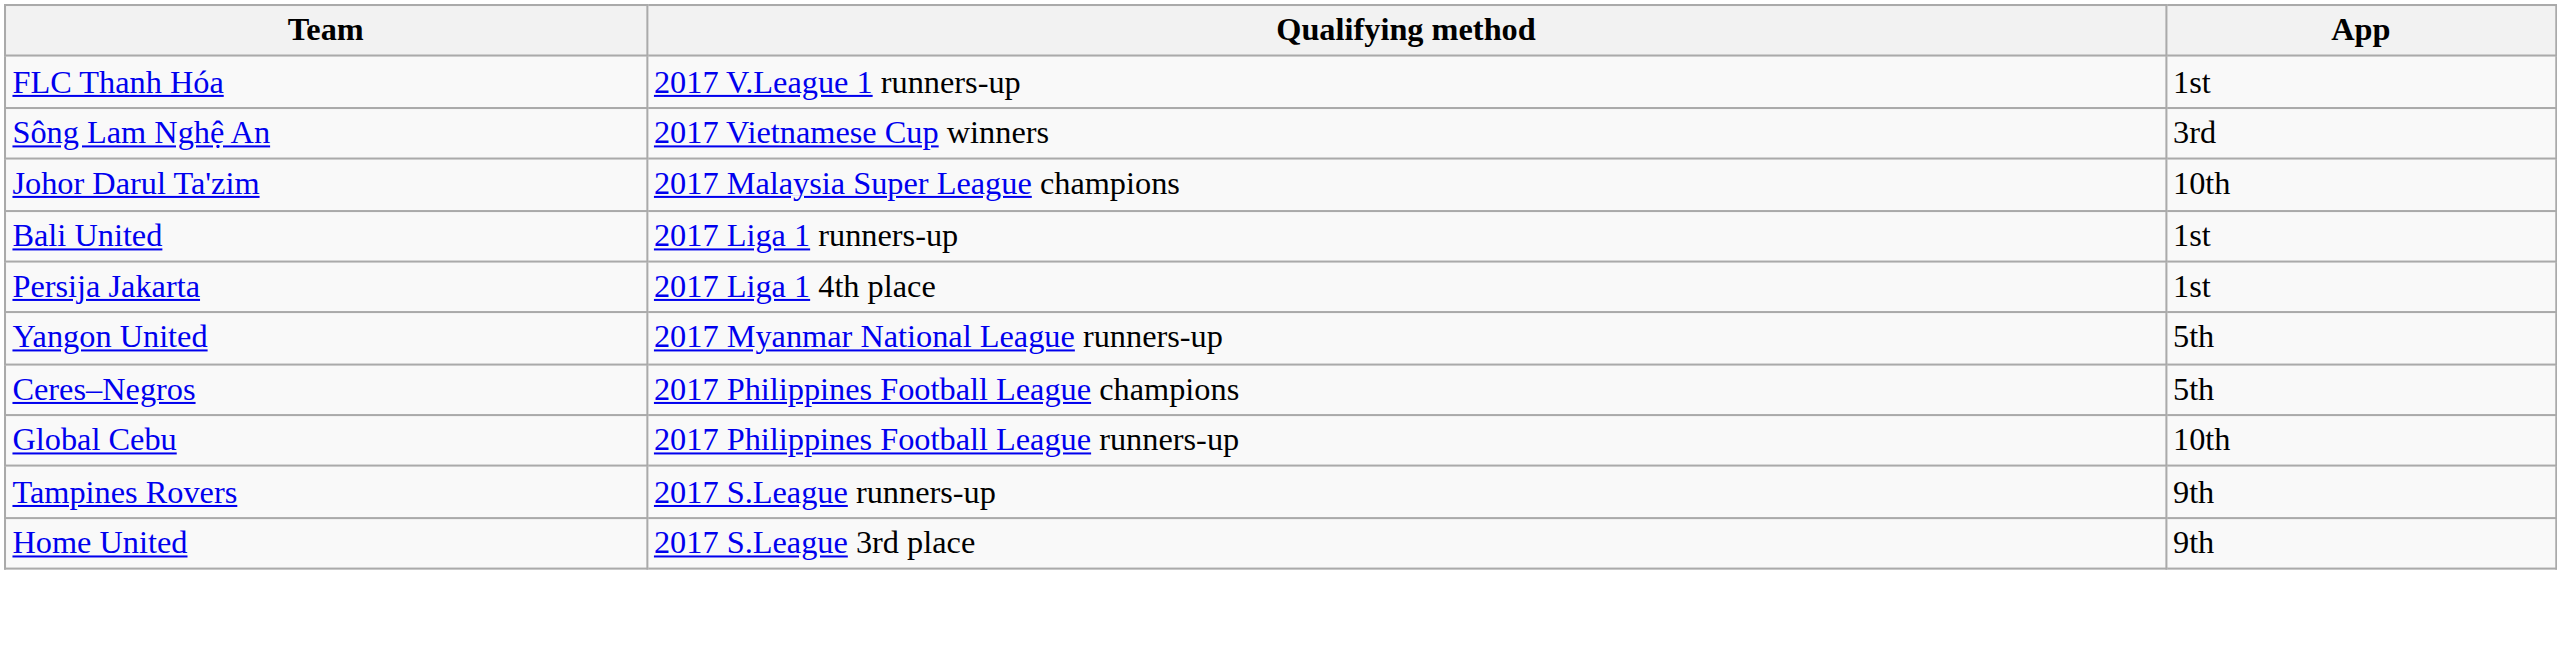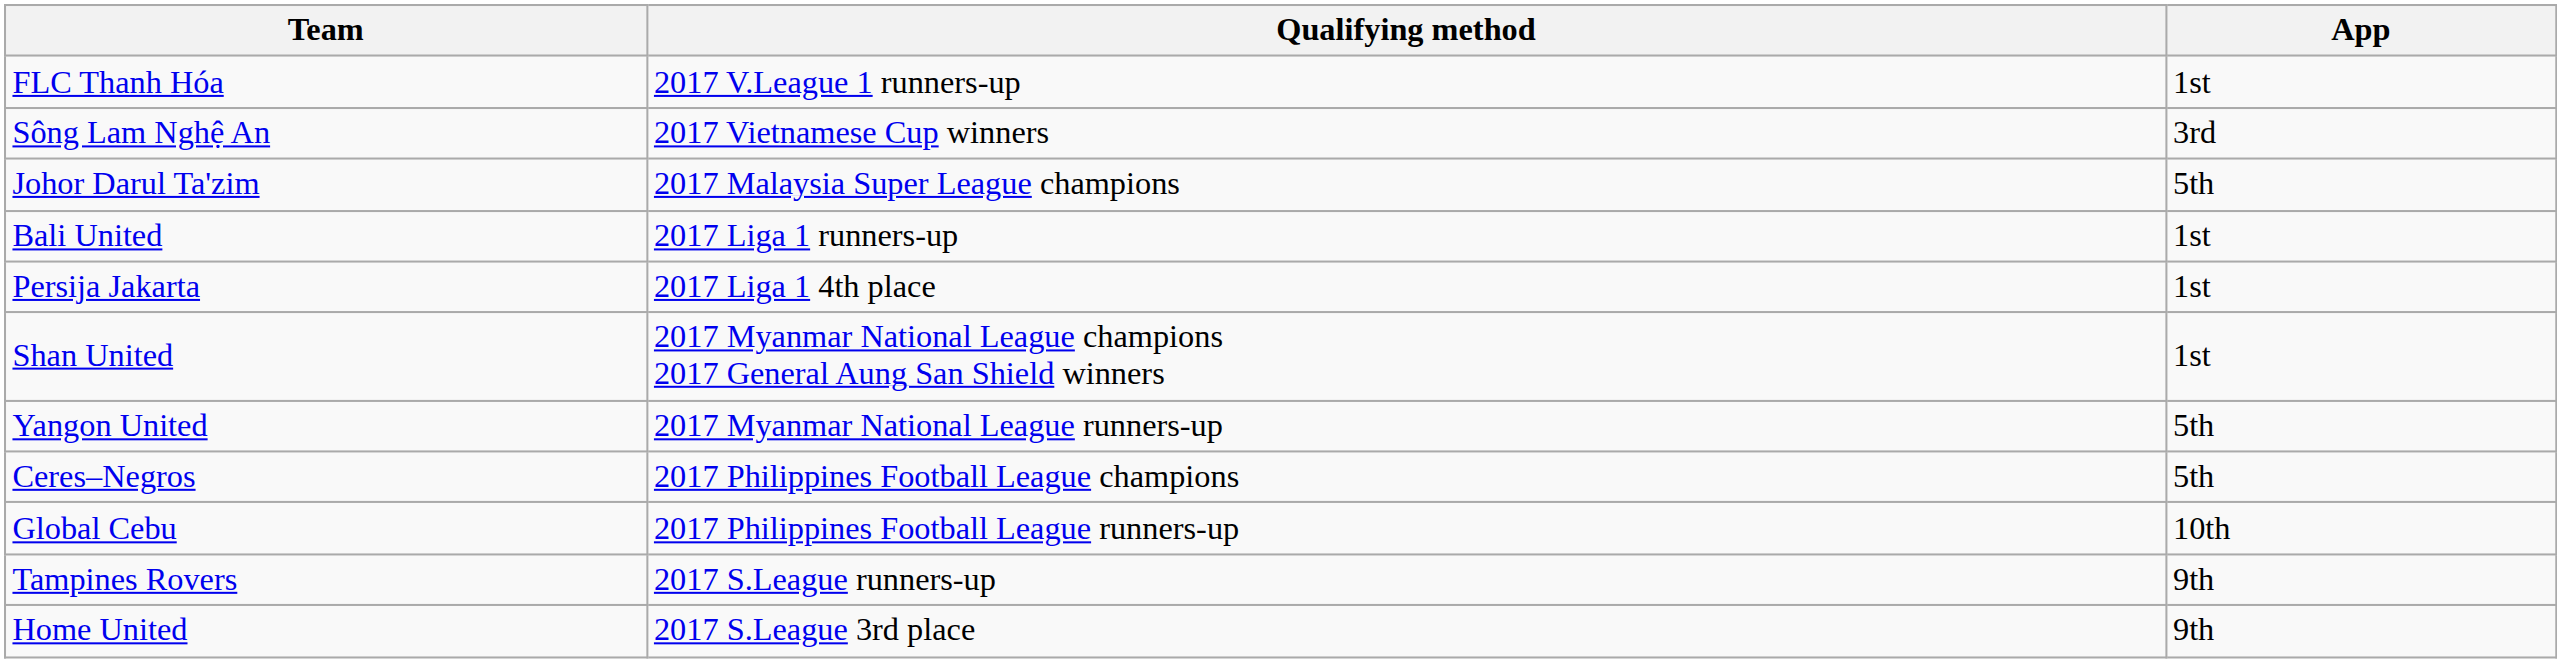(2202, 183) 10th -> (2194, 183) 5th
+ row: (93, 355)
